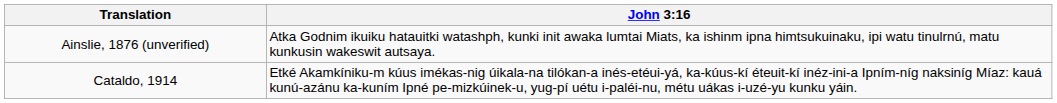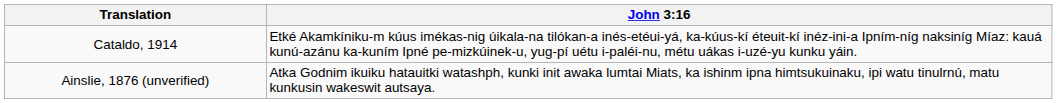rows swapped: (135, 44) <-> (135, 80)
